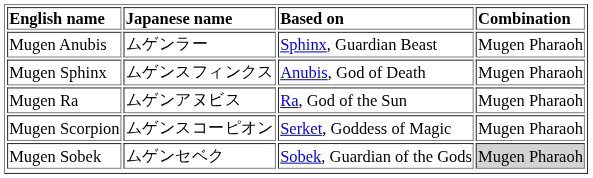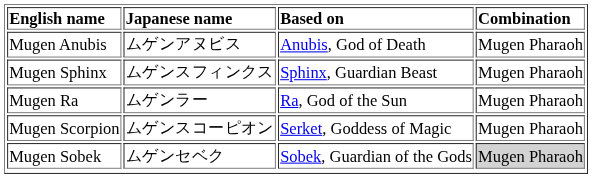(167, 44) ムゲンラー -> (183, 44) ムゲンアヌビス
(359, 44) Sphinx, Guardian Beast -> (353, 44) Anubis, God of Death
(353, 72) Anubis, God of Death -> (359, 72) Sphinx, Guardian Beast
(183, 99) ムゲンアヌビス -> (167, 99) ムゲンラー
